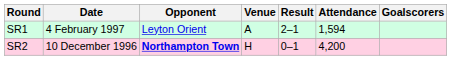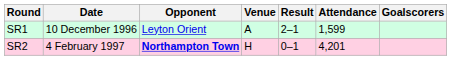(85, 30) 4 February 1997 -> (91, 30) 10 December 1996
(332, 30) 1,594 -> (332, 30) 1,599
(91, 47) 10 December 1996 -> (85, 47) 4 February 1997
(332, 47) 4,200 -> (332, 47) 4,201
